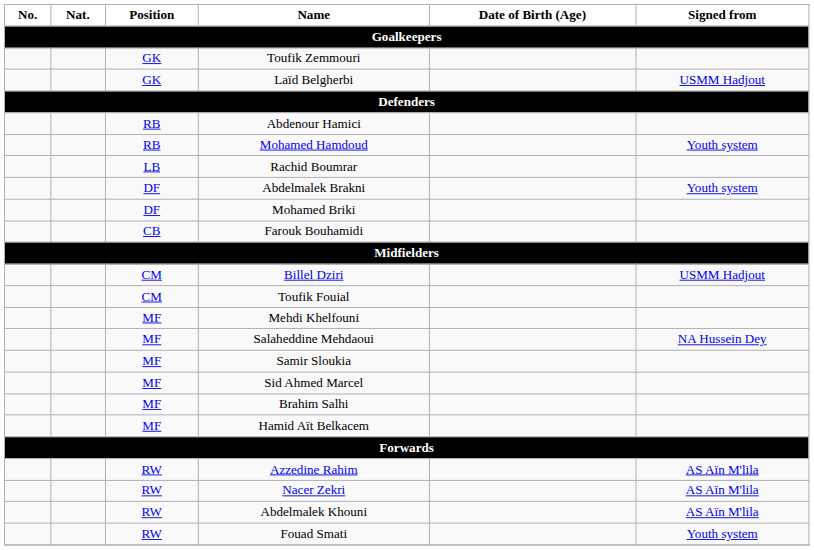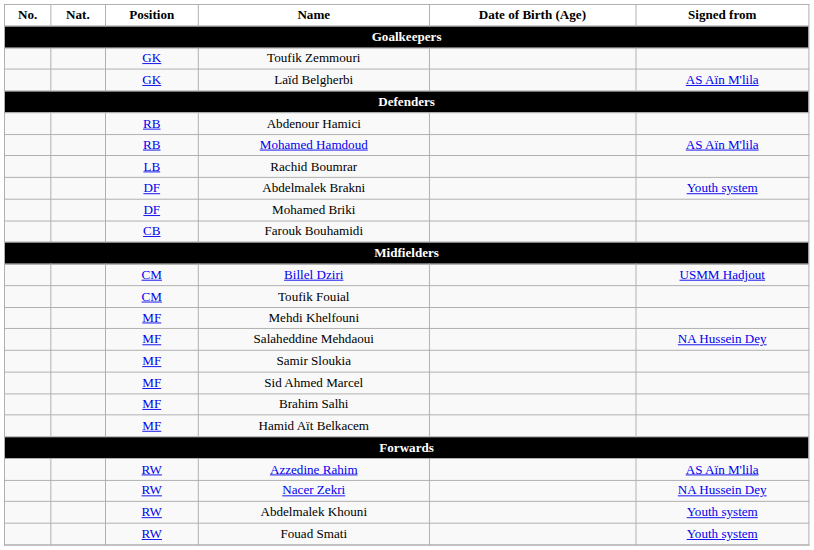(722, 80) USMM Hadjout -> (722, 80) AS Aïn M'lila
(722, 145) Youth system -> (722, 145) AS Aïn M'lila
(722, 491) AS Aïn M'lila -> (722, 491) NA Hussein Dey
(722, 512) AS Aïn M'lila -> (722, 512) Youth system
